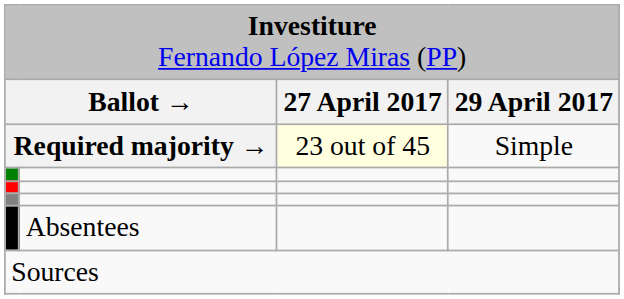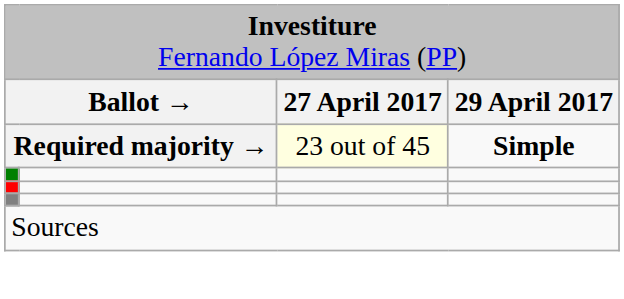(534, 145) normal -> (534, 145) bold
- row: (12, 228)
